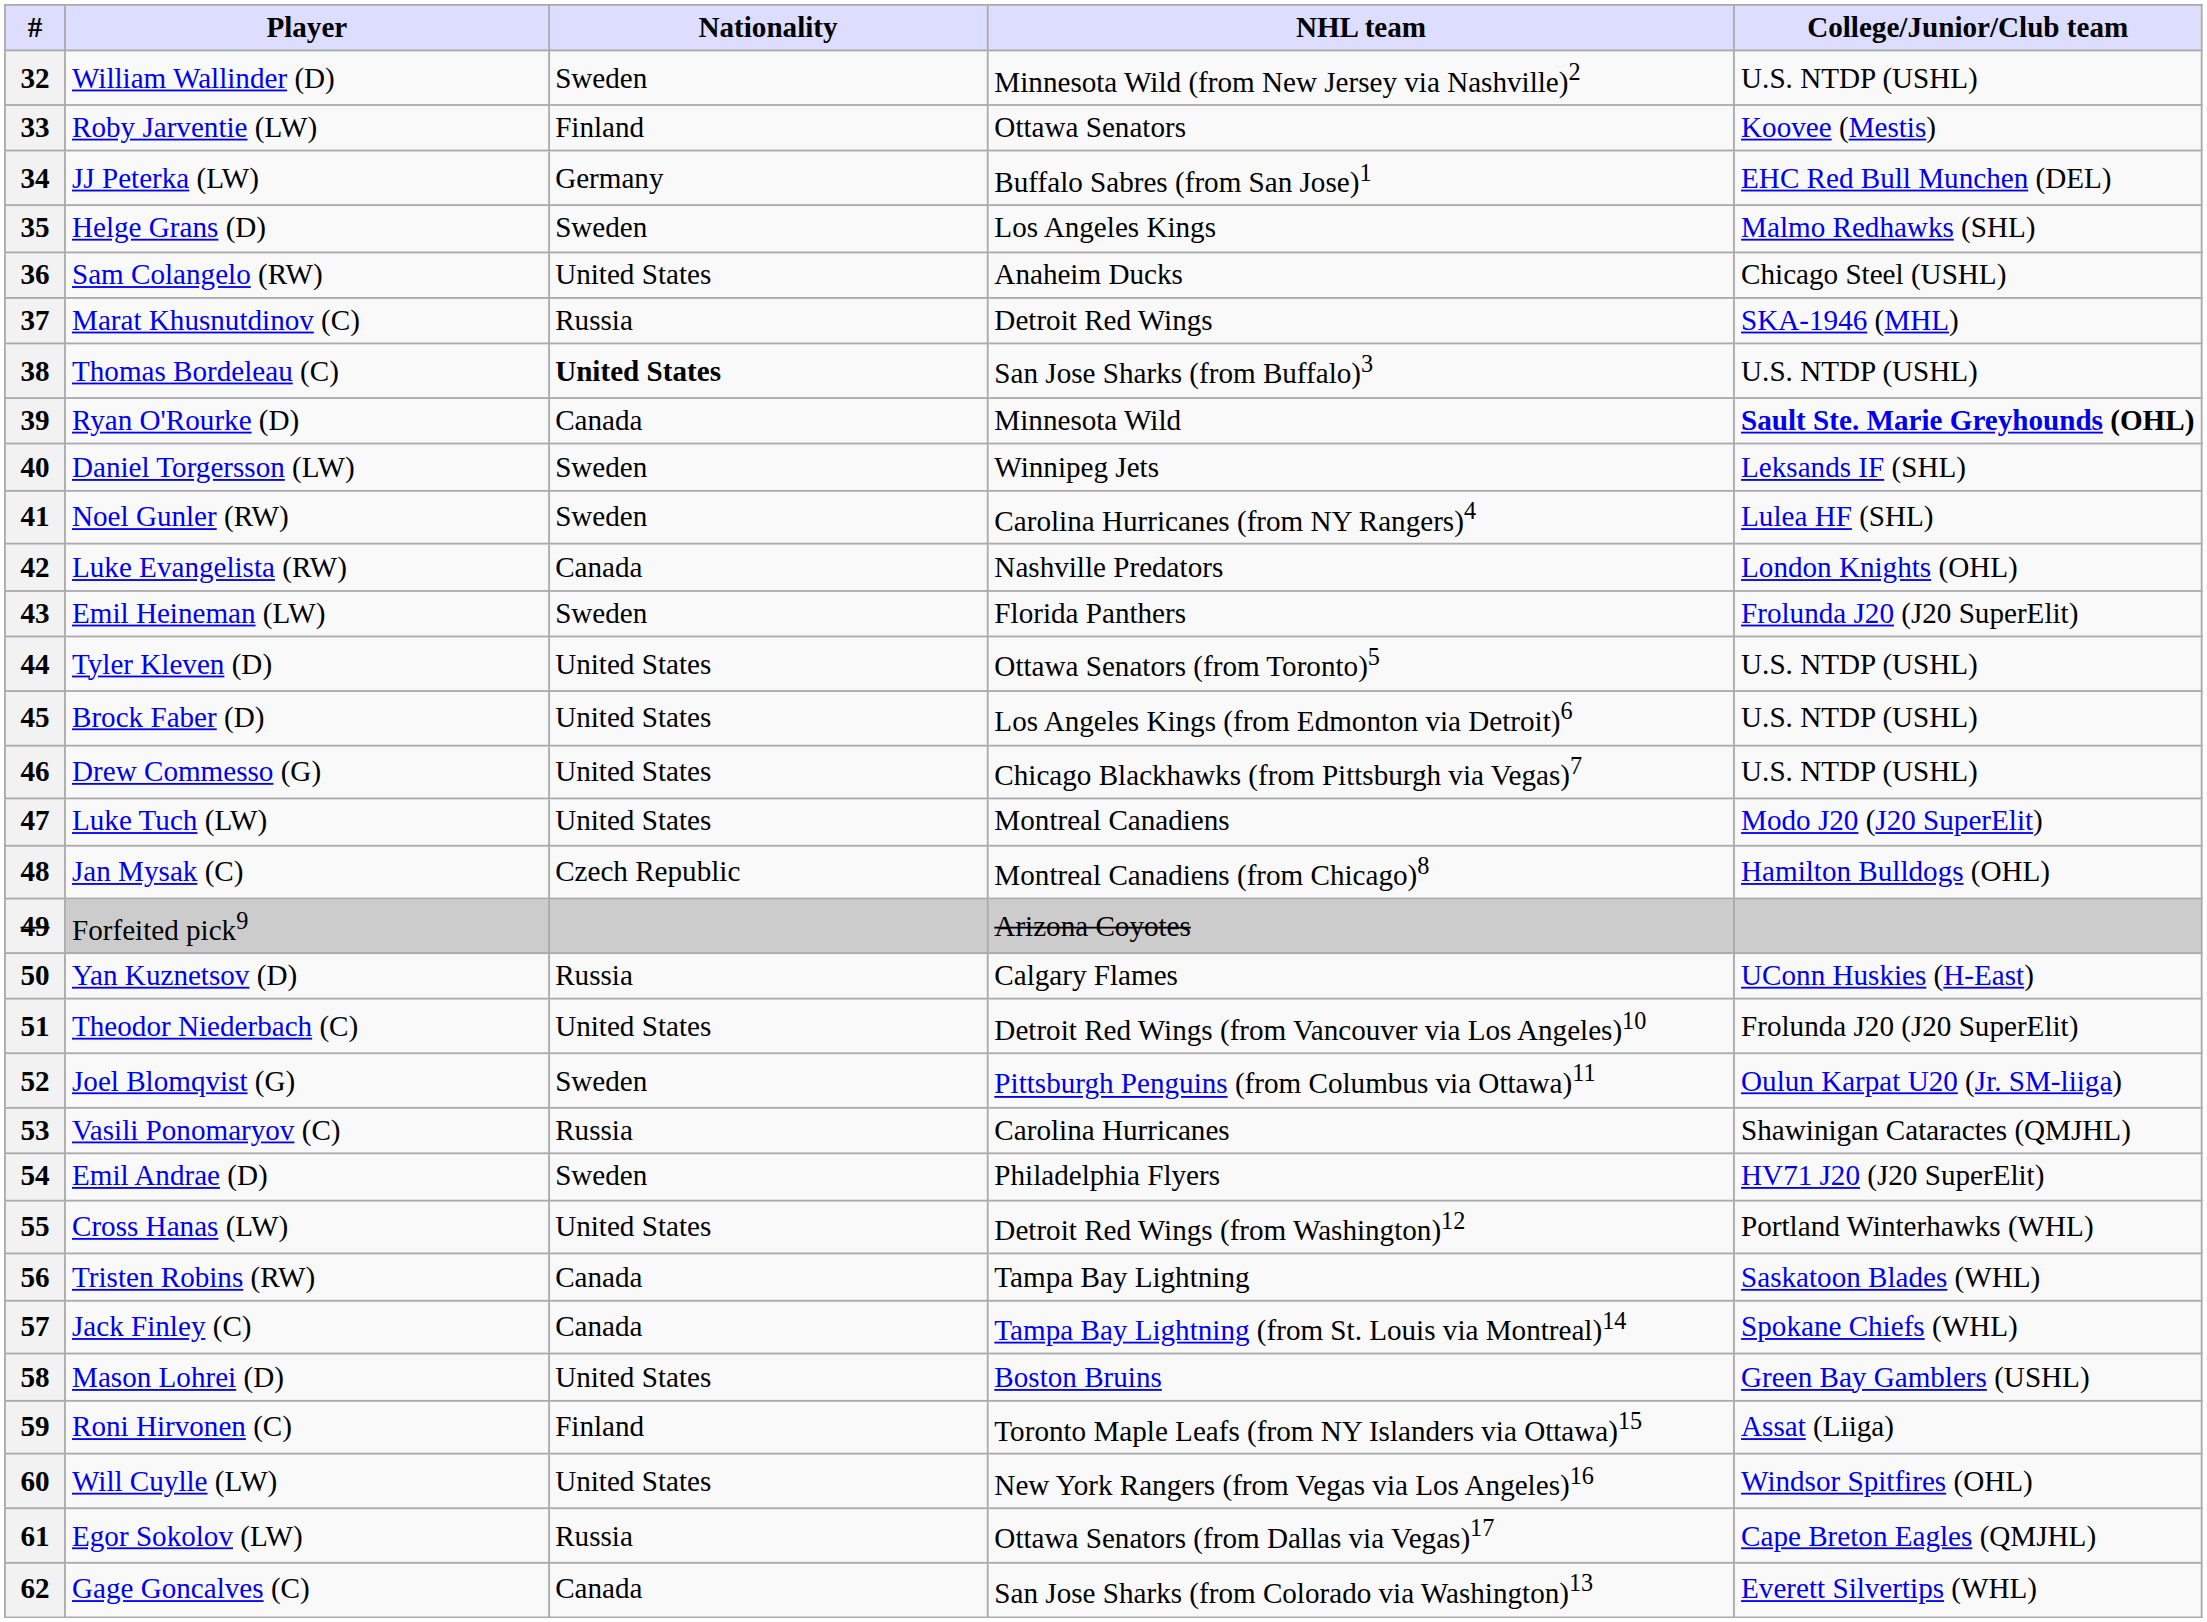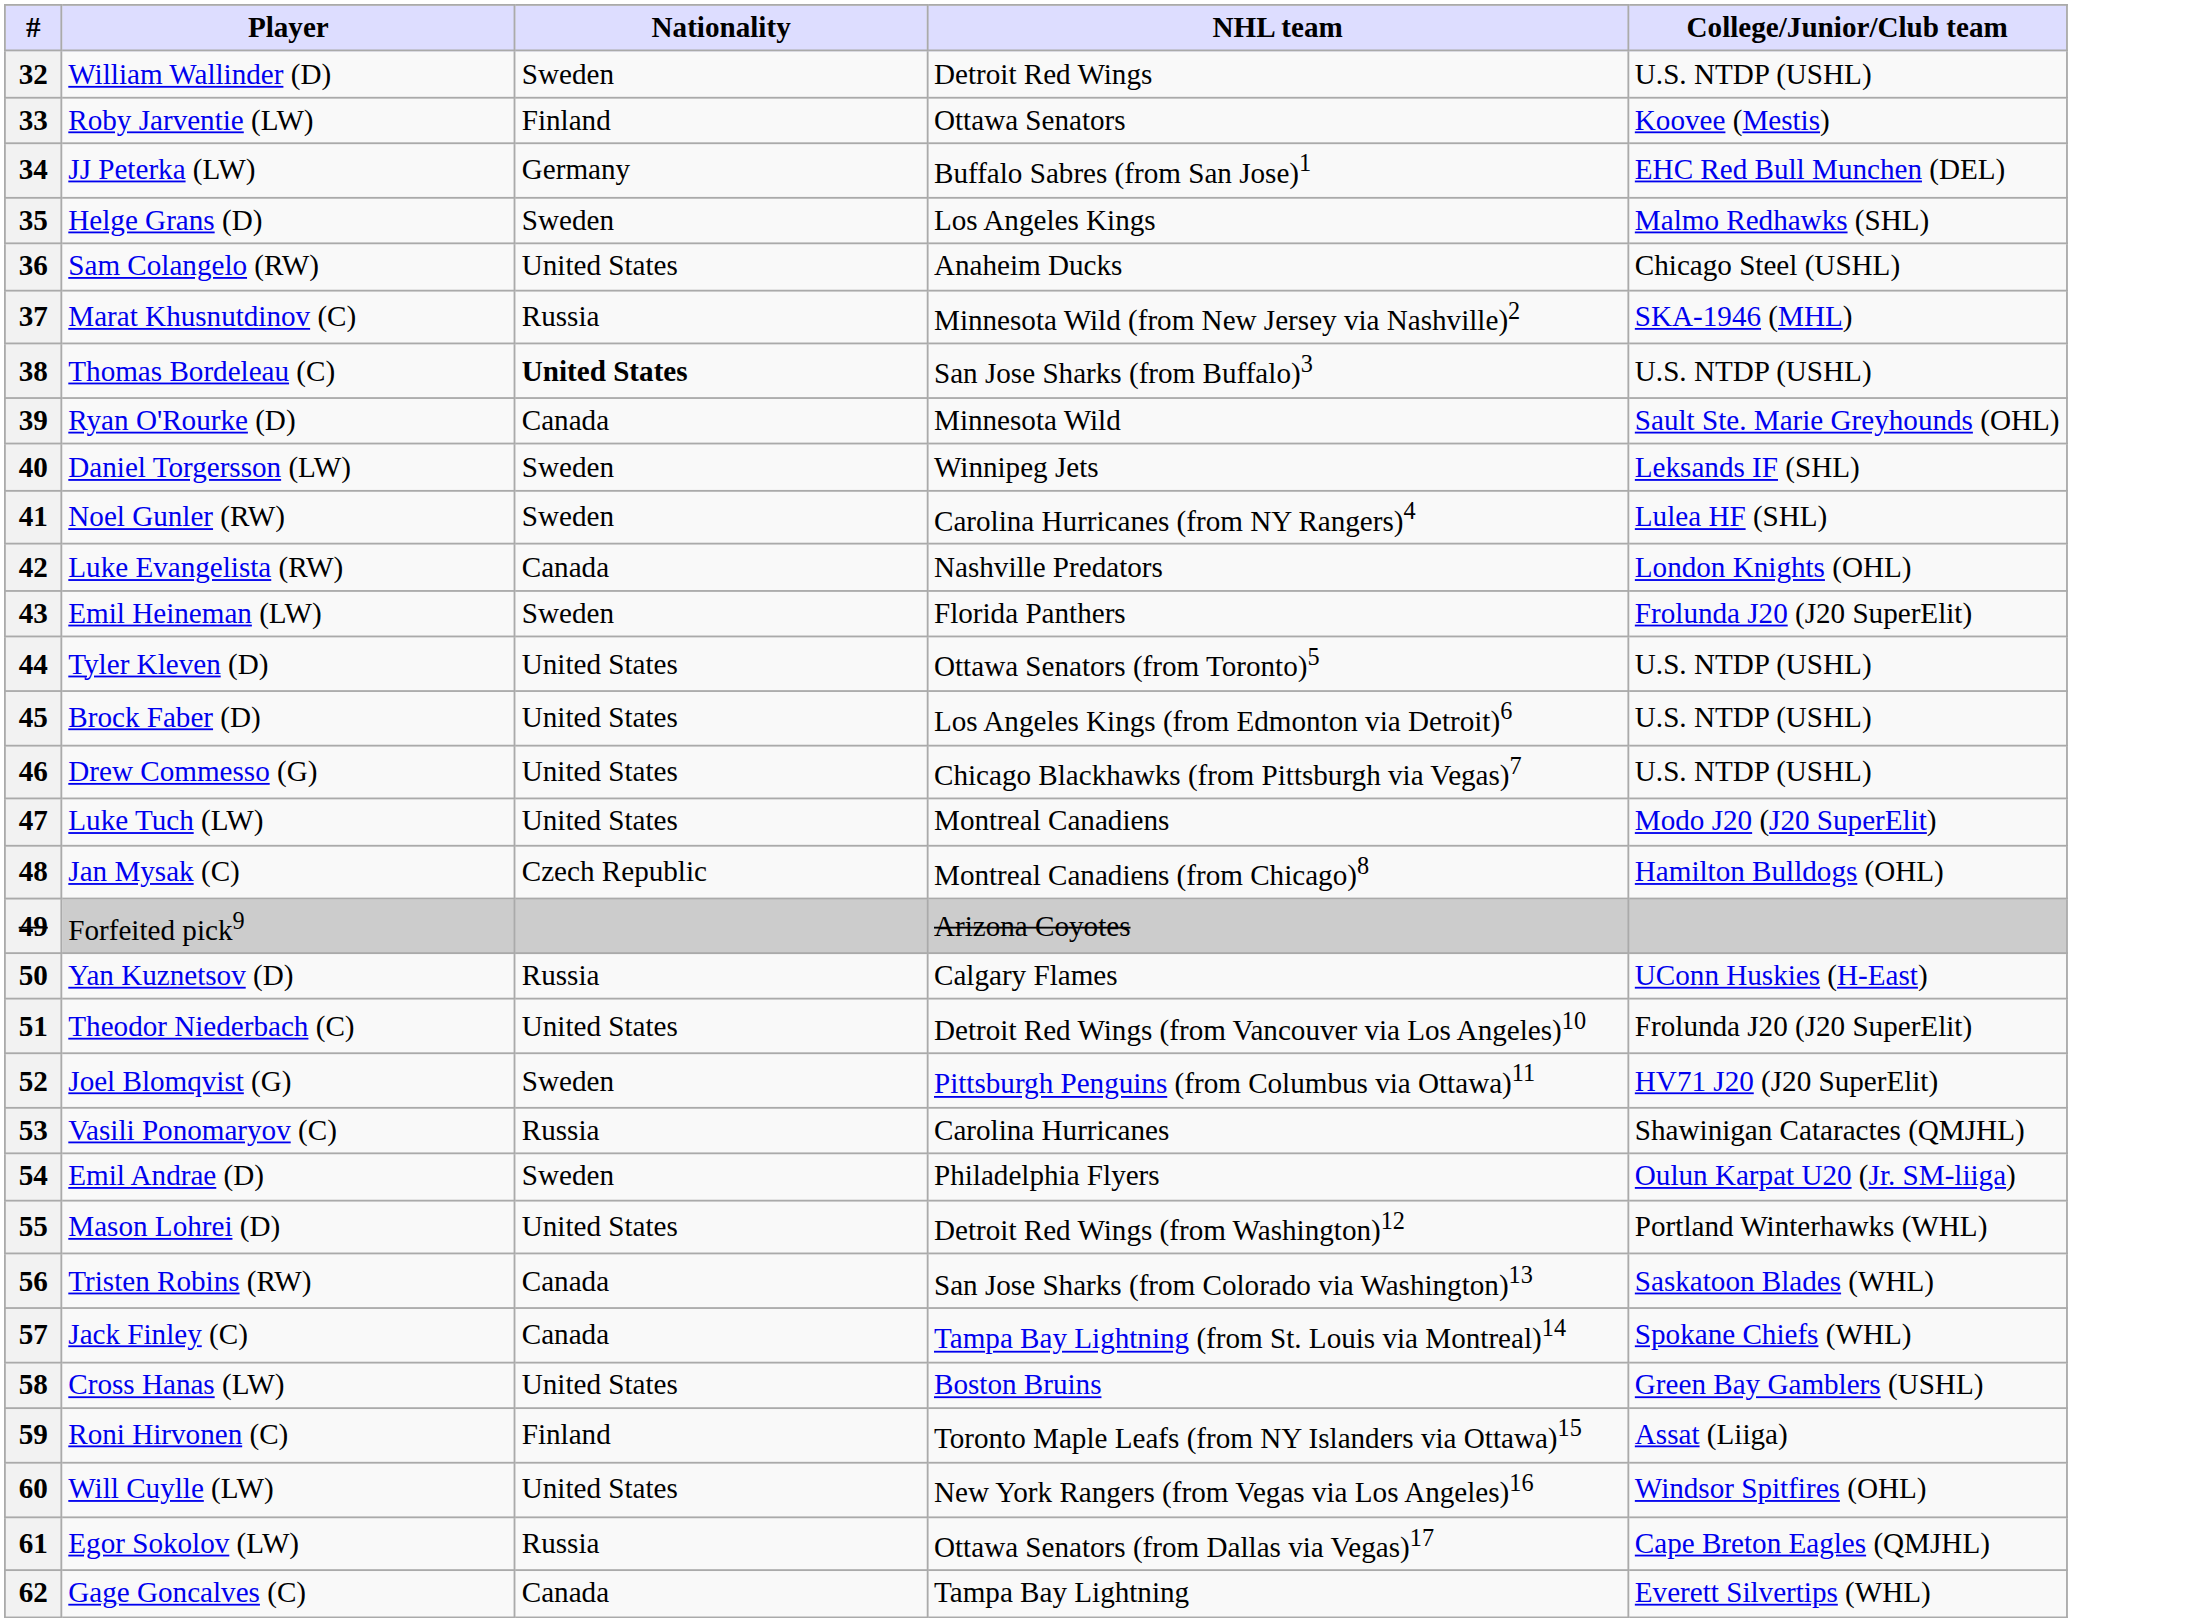(1287, 77) Minnesota Wild (from New Jersey via Nashville)2 -> (1043, 73) Detroit Red Wings
(1104, 320) Detroit Red Wings -> (1227, 316) Minnesota Wild (from New Jersey via Nashville)2
(1968, 420) bold -> (1847, 420) normal
(1932, 1080) Oulun Karpat U20 (Jr. SM-liiga) -> (1787, 1080) HV71 J20 (J20 SuperElit)
(1893, 1176) HV71 J20 (J20 SuperElit) -> (1825, 1176) Oulun Karpat U20 (Jr. SM-liiga)
(180, 1226) Cross Hanas (LW) -> (174, 1226) Mason Lohrei (D)
(1122, 1276) Tampa Bay Lightning -> (1233, 1280) San Jose Sharks (from Colorado via Washington)13
(178, 1376) Mason Lohrei (D) -> (176, 1384) Cross Hanas (LW)
(1294, 1589) San Jose Sharks (from Colorado via Washington)13 -> (1062, 1593) Tampa Bay Lightning
